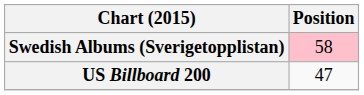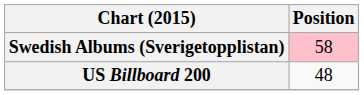(324, 75) 47 -> (324, 75) 48
